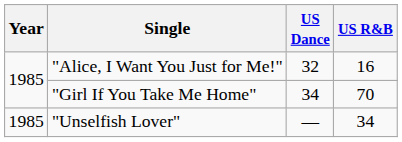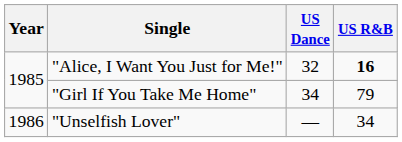(365, 66) normal -> (365, 66) bold
(365, 94) 70 -> (365, 94) 79
(26, 121) 1985 -> (26, 121) 1986
